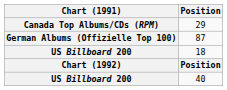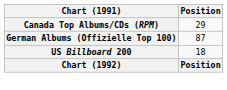- row: (201, 79)
